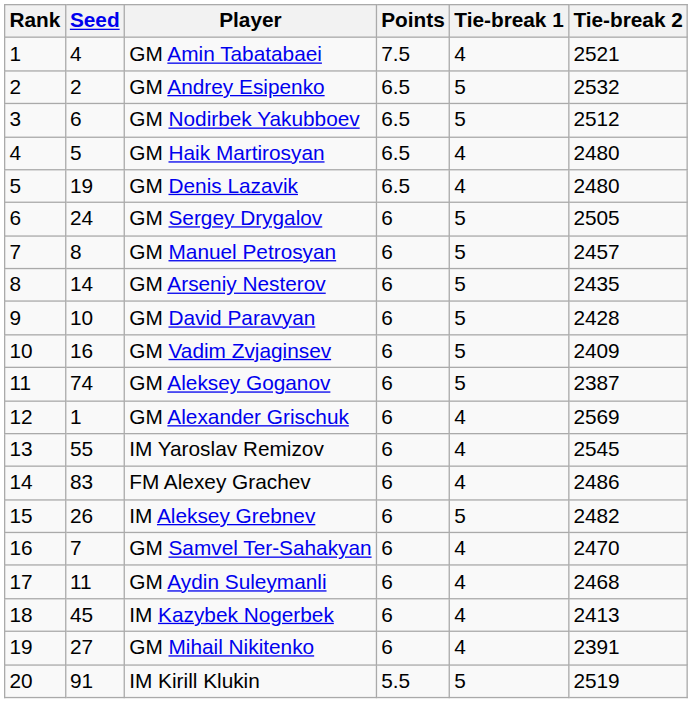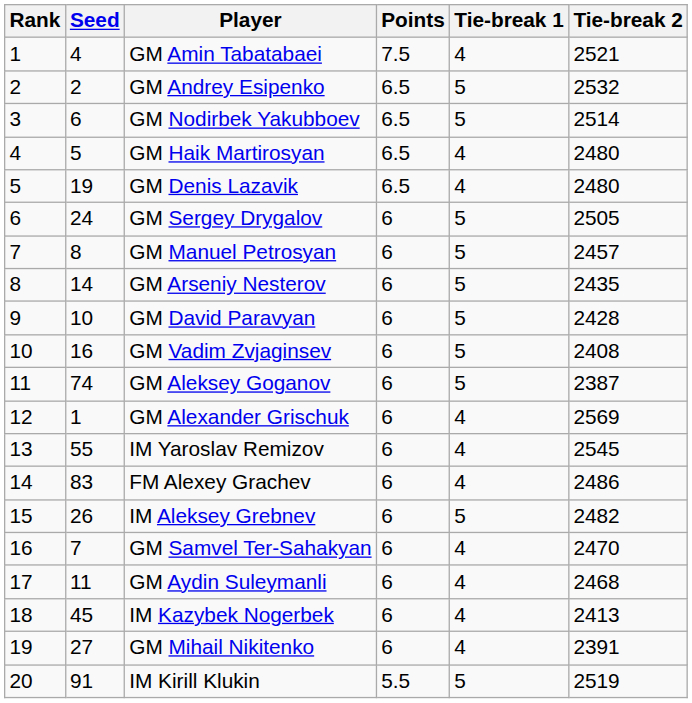(597, 119) 2512 -> (597, 119) 2514
(597, 350) 2409 -> (597, 350) 2408
